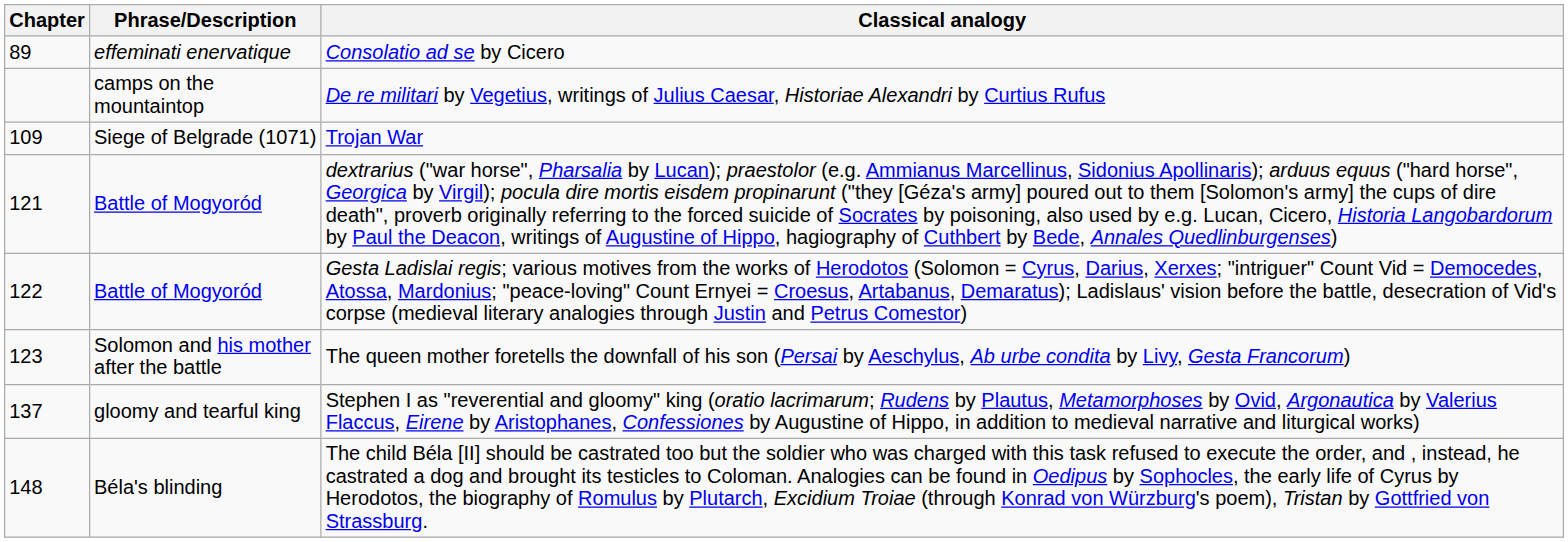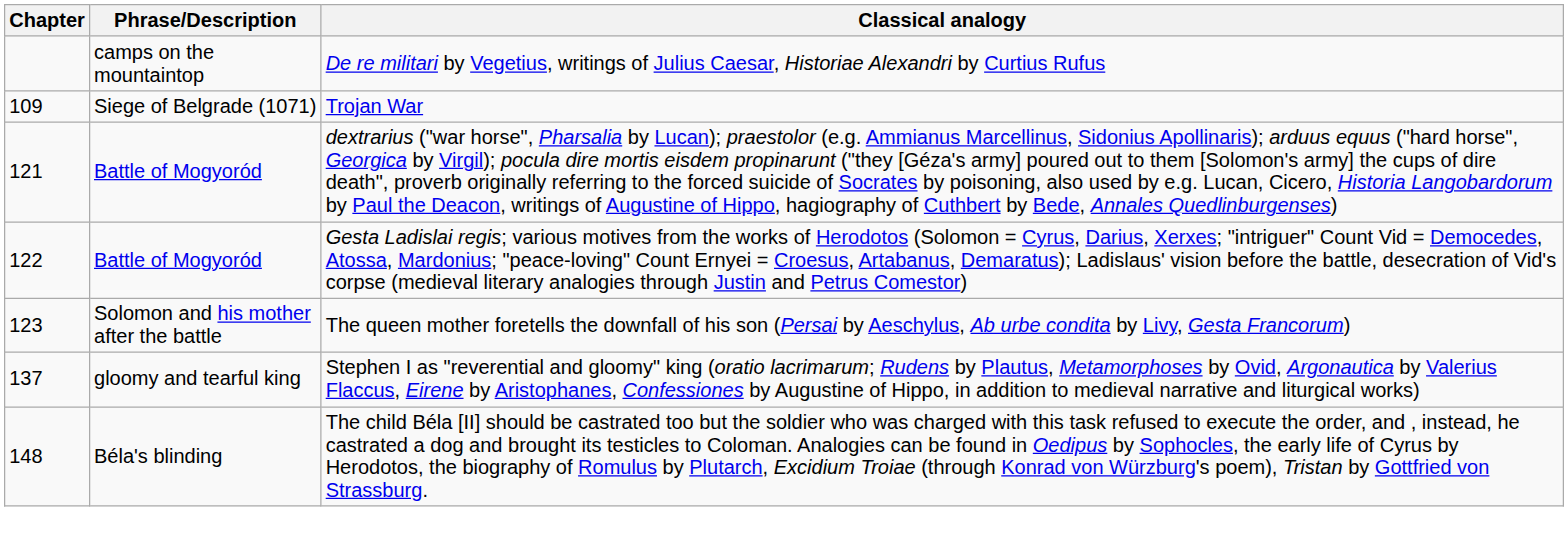- row: (445, 52)
